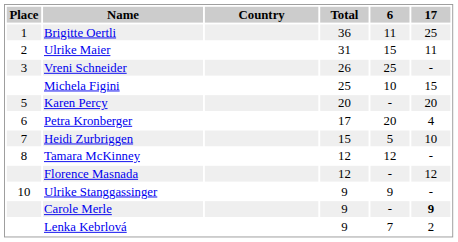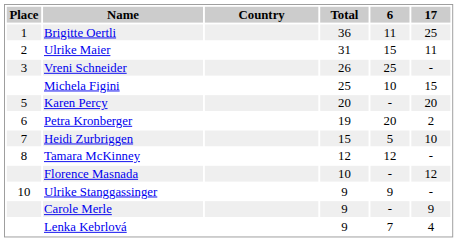(344, 121) 17 -> (344, 121) 19
(431, 121) 4 -> (431, 121) 2
(344, 174) 12 -> (344, 174) 10
(431, 209) bold -> (431, 209) normal
(431, 227) 2 -> (431, 227) 4
